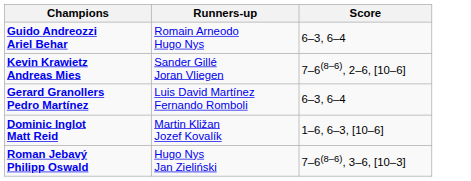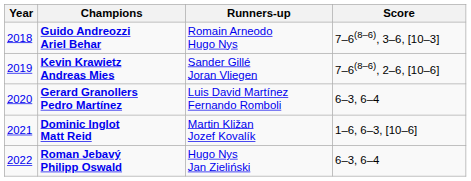+ column: (21, 13)
(324, 37) 6–3, 6–4 -> (387, 37) 7–6(8–6), 3–6, [10–3]
(354, 161) 7–6(8–6), 3–6, [10–3] -> (357, 161) 6–3, 6–4
